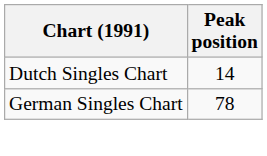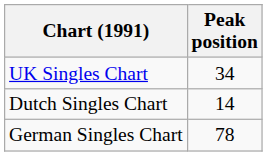+ row: (79, 72)
